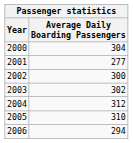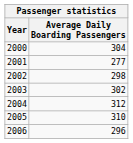(118, 76) 300 -> (118, 76) 298
(118, 132) 294 -> (118, 132) 296
